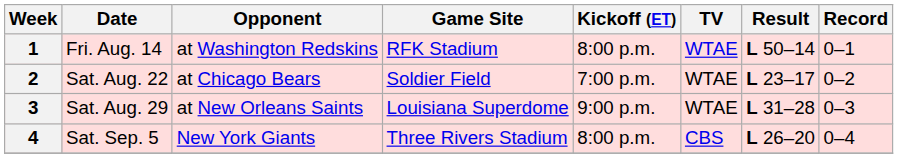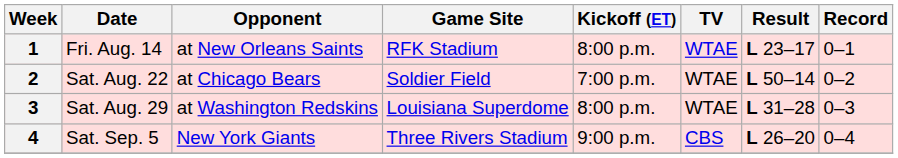(277, 49) at Washington Redskins -> (270, 49) at New Orleans Saints
(781, 49) L 50–14 -> (781, 49) L 23–17
(781, 78) L 23–17 -> (781, 78) L 50–14
(270, 108) at New Orleans Saints -> (277, 108) at Washington Redskins
(616, 108) 9:00 p.m. -> (616, 108) 8:00 p.m.
(616, 138) 8:00 p.m. -> (616, 138) 9:00 p.m.
